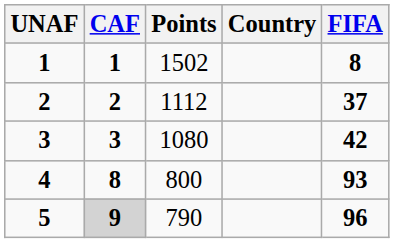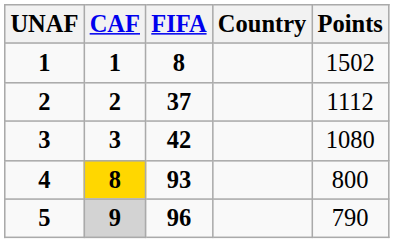columns swapped: (355, 23) <-> (184, 23)
(115, 179) no background -> (115, 179) gold background
